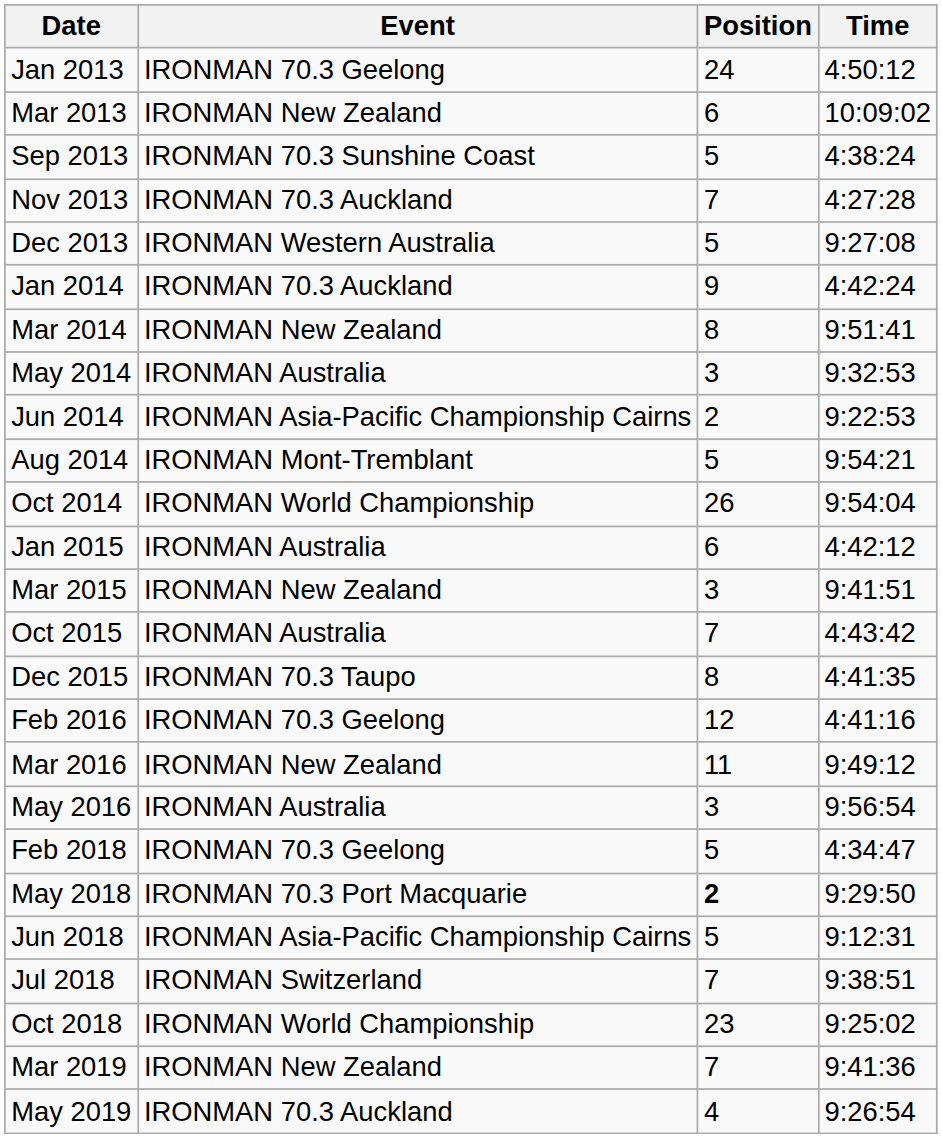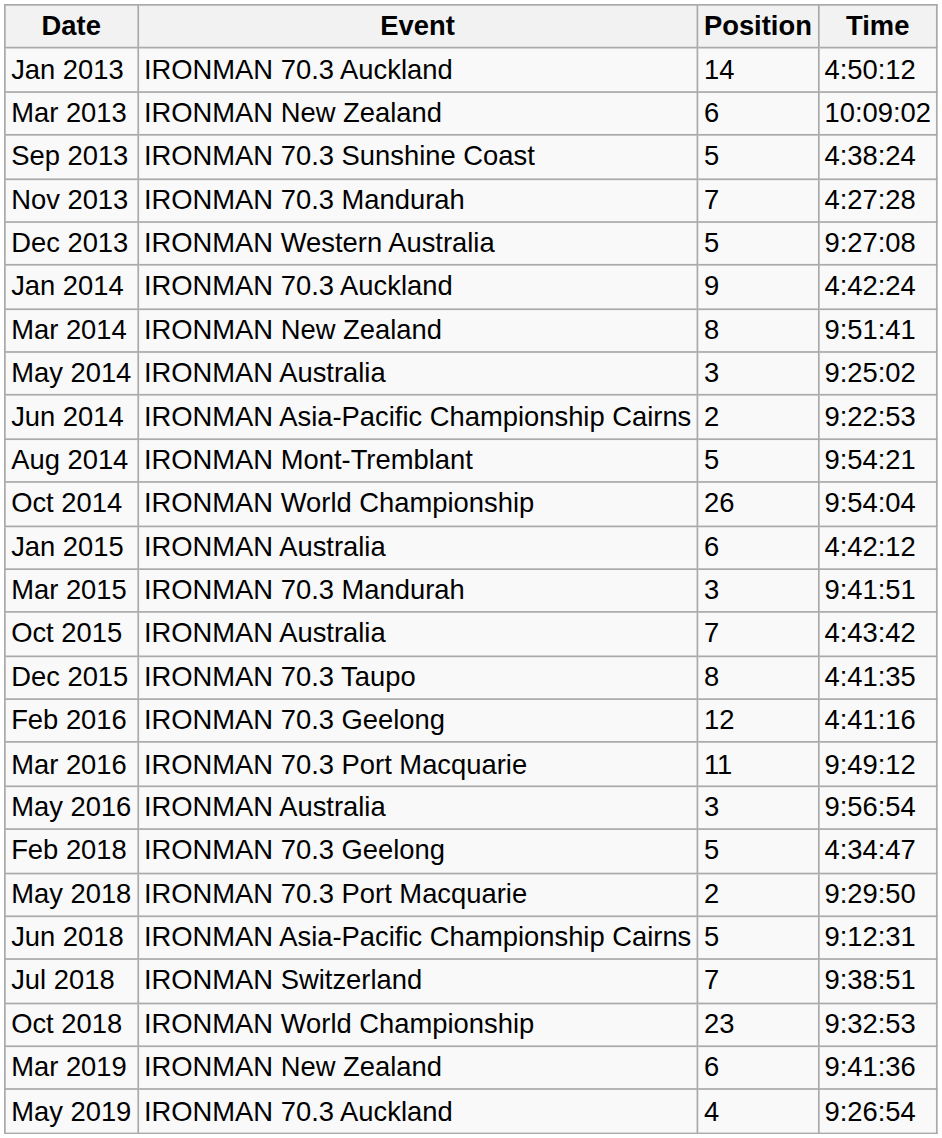(294, 69) IRONMAN 70.3 Geelong -> (298, 69) IRONMAN 70.3 Auckland
(719, 69) 24 -> (719, 69) 14
(298, 199) IRONMAN 70.3 Auckland -> (304, 199) IRONMAN 70.3 Mandurah
(870, 373) 9:32:53 -> (870, 373) 9:25:02
(293, 590) IRONMAN New Zealand -> (304, 590) IRONMAN 70.3 Mandurah
(293, 763) IRONMAN New Zealand -> (336, 763) IRONMAN 70.3 Port Macquarie
(712, 894) bold -> (712, 894) normal
(870, 1024) 9:25:02 -> (870, 1024) 9:32:53
(712, 1067) 7 -> (712, 1067) 6
